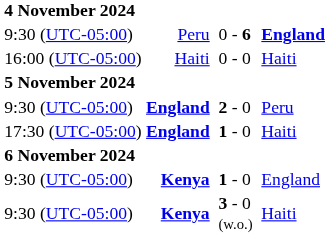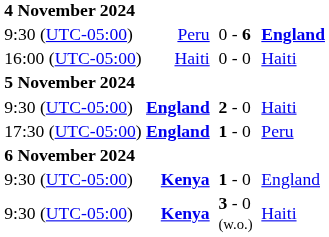(277, 106) Peru -> (279, 106) Haiti
(279, 131) Haiti -> (277, 131) Peru
